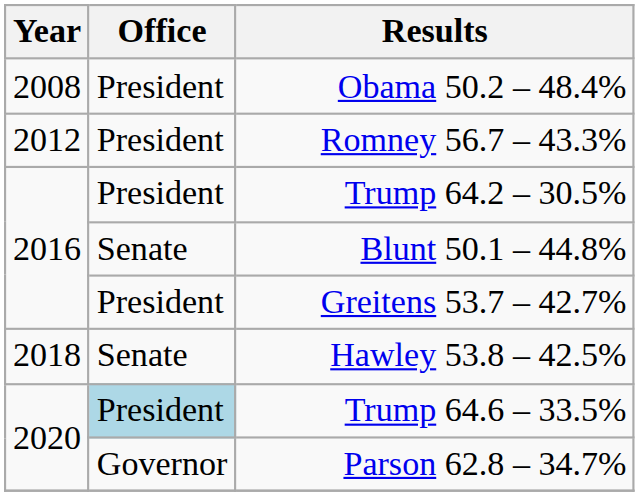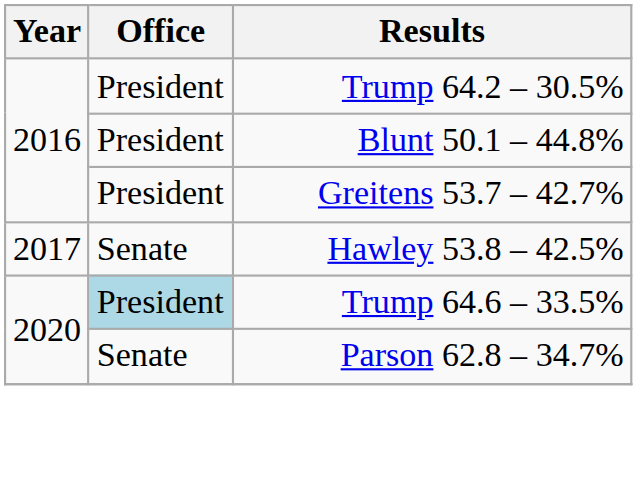- row: (482, 85)
- row: (474, 139)
(142, 247) Senate -> (160, 139) President
(47, 355) 2018 -> (47, 247) 2017
(162, 463) Governor -> (142, 355) Senate
